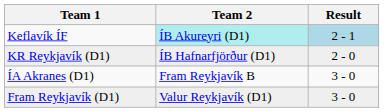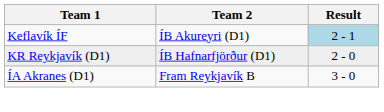(204, 35) paleturquoise background -> (204, 35) no background
- row: (63, 96)
